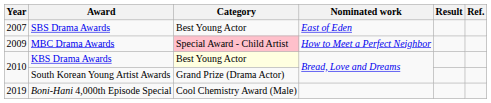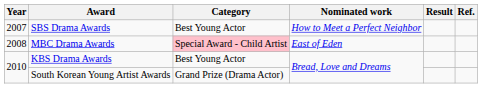(327, 28) East of Eden -> (356, 28) How to Meet a Perfect Neighbor
(17, 43) 2009 -> (17, 43) 2008
(366, 43) How to Meet a Perfect Neighbor -> (317, 43) East of Eden
(211, 59) lightyellow background -> (210, 59) no background
- row: (101, 91)
